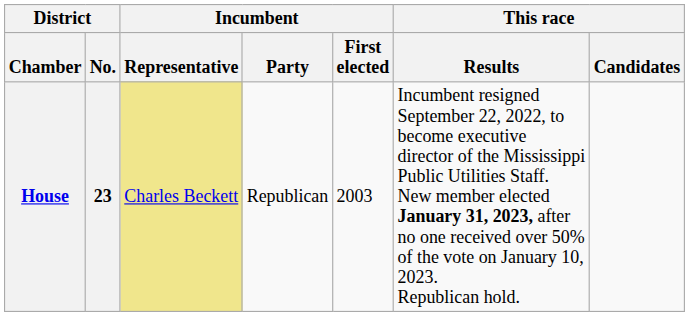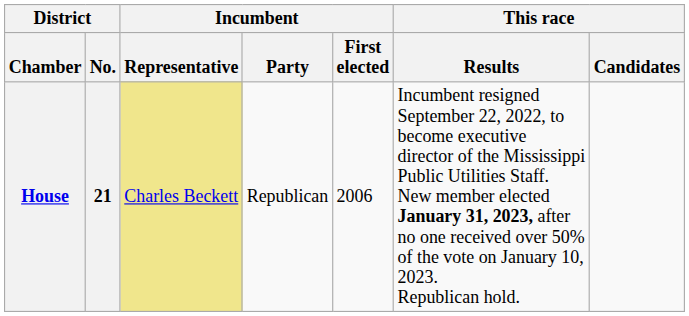(103, 196) 23 -> (103, 196) 21
(354, 196) 2003 -> (354, 196) 2006
